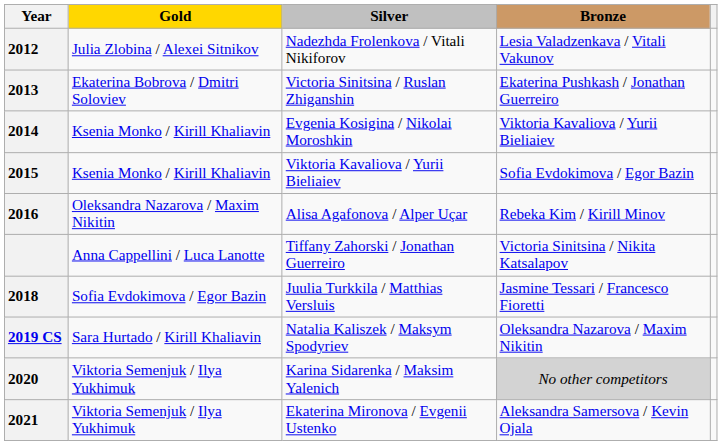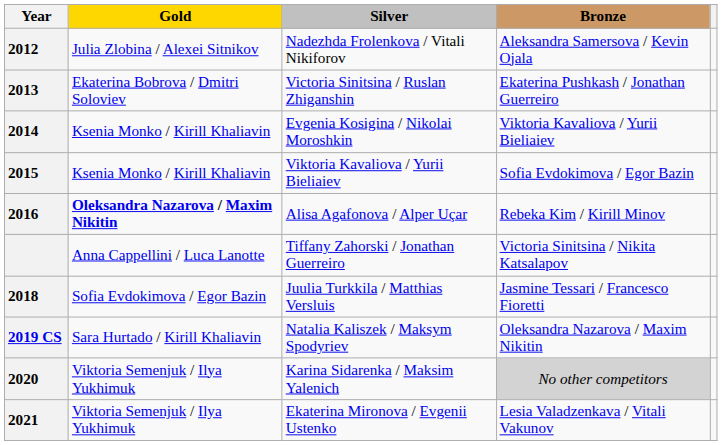(583, 49) Lesia Valadzenkava / Vitali Vakunov -> (594, 49) Aleksandra Samersova / Kevin Ojala
(165, 214) normal -> (172, 214) bold
(594, 420) Aleksandra Samersova / Kevin Ojala -> (583, 420) Lesia Valadzenkava / Vitali Vakunov
